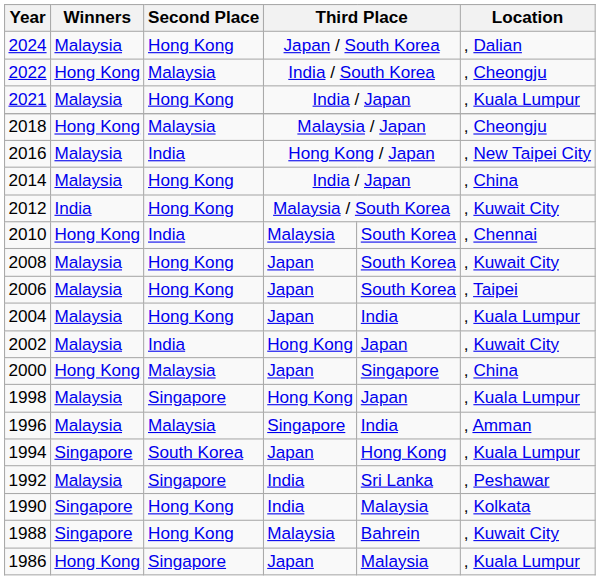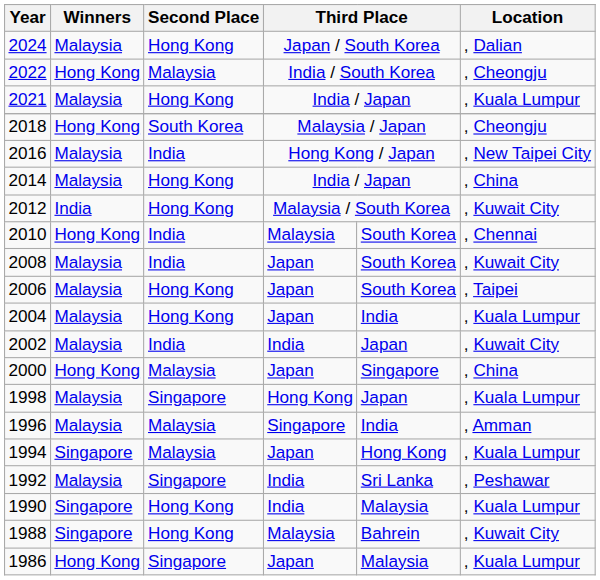(182, 126) Malaysia -> (196, 126) South Korea
(191, 262) Hong Kong -> (167, 262) India
(310, 343) Hong Kong -> (286, 343) India
(196, 452) South Korea -> (182, 452) Malaysia
(497, 506) , Kolkata -> (522, 506) , Kuala Lumpur
